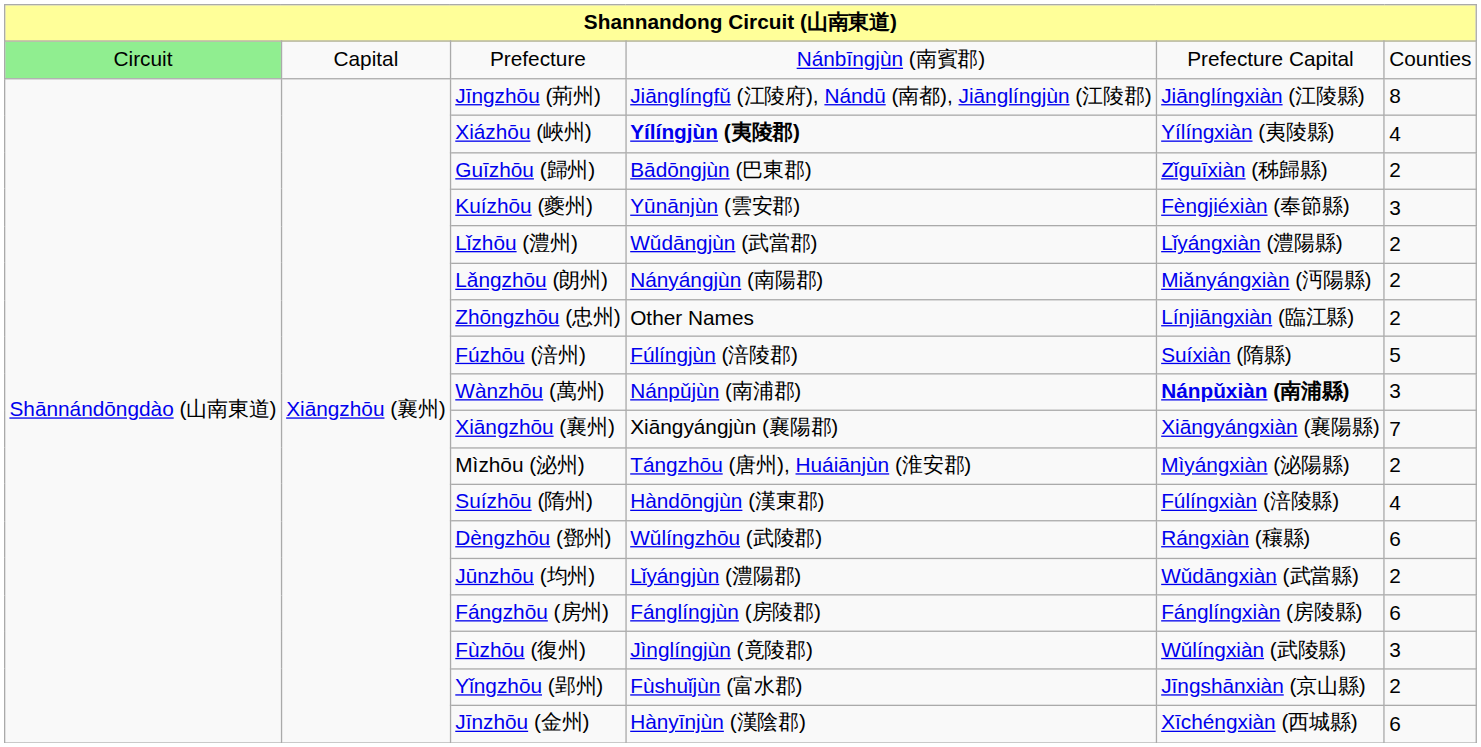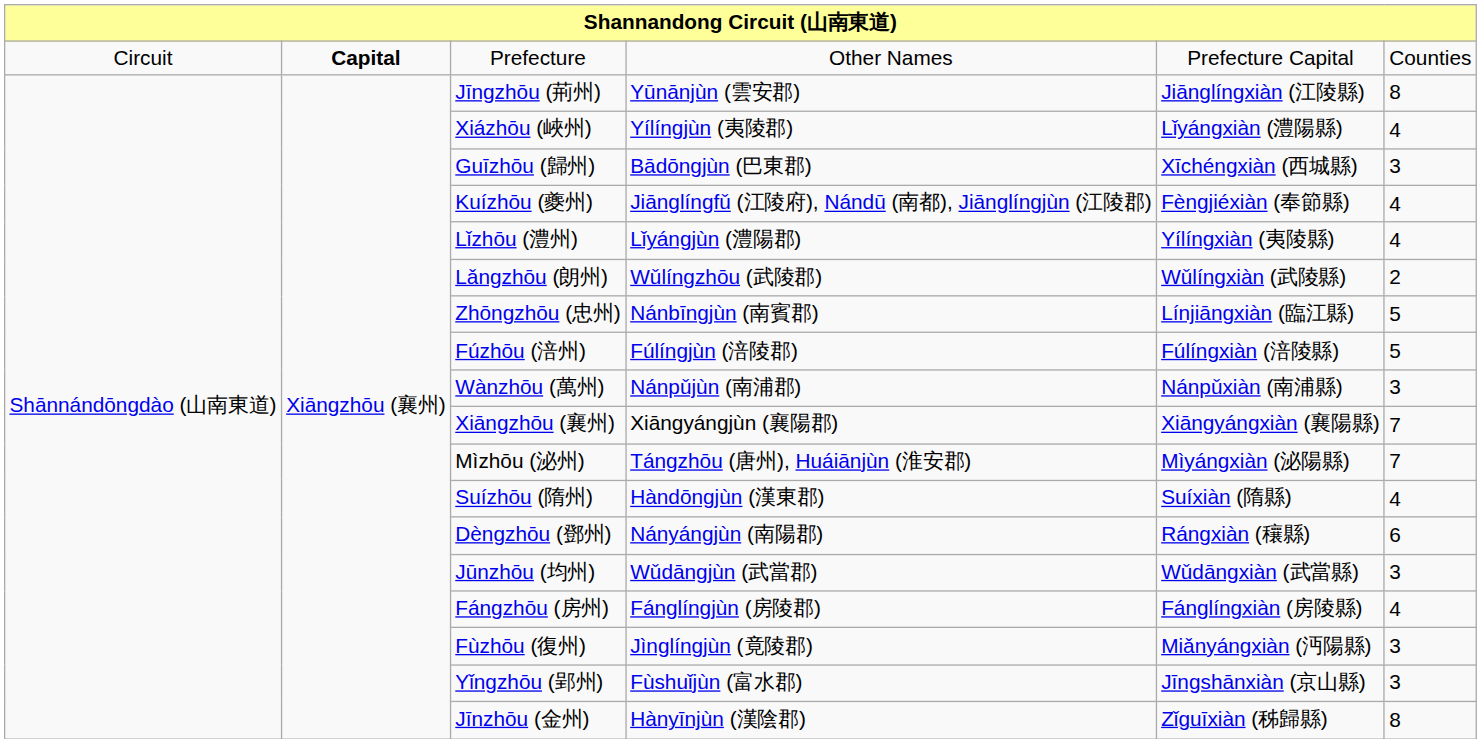(143, 59) lightgreen background -> (143, 57) no background
(366, 59) normal -> (366, 57) bold
(891, 59) Nánbīngjùn (南賓郡) -> (891, 57) Other Names
(891, 96) Jiānglíngfǔ (江陵府), Nándū (南都), Jiānglíngjùn (江陵郡) -> (715, 92) Yūnānjùn (雲安郡)
(715, 132) bold -> (712, 129) normal
(1248, 132) Yílíngxiàn (夷陵縣) -> (1252, 129) Lǐyángxiàn (澧陽縣)
(1244, 169) Zǐguīxiàn (秭歸縣) -> (1259, 165) Xīchéngxiàn (西城縣)
(1395, 170) 2 -> (1395, 166) 3
(715, 206) Yūnānjùn (雲安郡) -> (891, 202) Jiānglíngfǔ (江陵府), Nándū (南都), Jiānglíngjùn (江陵郡)
(1395, 207) 3 -> (1395, 203) 4
(724, 243) Wǔdāngjùn (武當郡) -> (716, 239) Lǐyángjùn (澧陽郡)
(1252, 243) Lǐyángxiàn (澧陽縣) -> (1248, 239) Yílíngxiàn (夷陵縣)
(1395, 244) 2 -> (1395, 240) 4
(727, 280) Nányángjùn (南陽郡) -> (726, 276) Wǔlíngzhōu (武陵郡)
(1266, 280) Miǎnyángxiàn (沔陽縣) -> (1254, 276) Wǔlíngxiàn (武陵縣)
(692, 318) Other Names -> (724, 313) Nánbīngjùn (南賓郡)
(1395, 318) 2 -> (1395, 314) 5
(1226, 354) Suíxiàn (隋縣) -> (1250, 350) Fúlíngxiàn (涪陵縣)
(1255, 391) bold -> (1252, 387) normal
(1395, 465) 2 -> (1395, 461) 7
(1250, 501) Fúlíngxiàn (涪陵縣) -> (1226, 497) Suíxiàn (隋縣)
(726, 538) Wǔlíngzhōu (武陵郡) -> (727, 534) Nányángjùn (南陽郡)
(716, 575) Lǐyángjùn (澧陽郡) -> (724, 571) Wǔdāngjùn (武當郡)
(1395, 576) 2 -> (1395, 572) 3
(1395, 613) 6 -> (1395, 609) 4
(1254, 649) Wǔlíngxiàn (武陵縣) -> (1266, 645) Miǎnyángxiàn (沔陽縣)
(1395, 686) 2 -> (1395, 683) 3
(1259, 723) Xīchéngxiàn (西城縣) -> (1244, 719) Zǐguīxiàn (秭歸縣)
(1395, 723) 6 -> (1395, 719) 8
